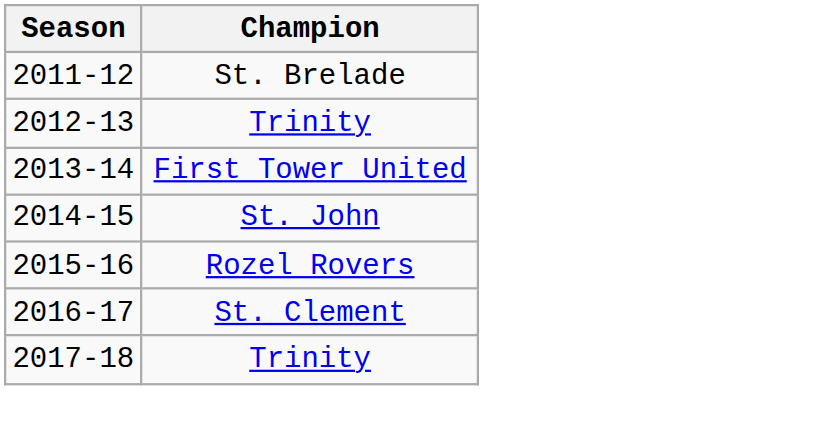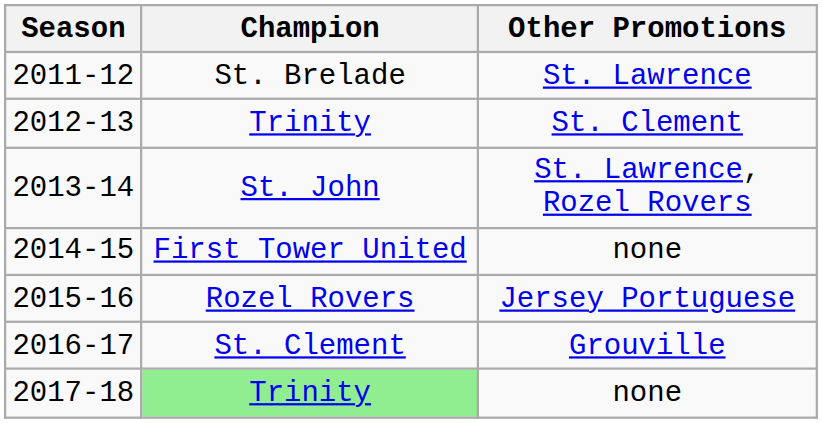+ column: (647, 29)
(310, 170) First Tower United -> (310, 187) St. John
(310, 218) St. John -> (310, 251) First Tower United
(310, 359) no background -> (310, 393) lightgreen background
